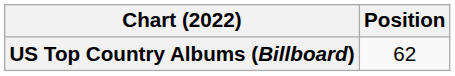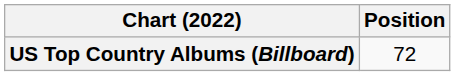(405, 53) 62 -> (405, 53) 72
